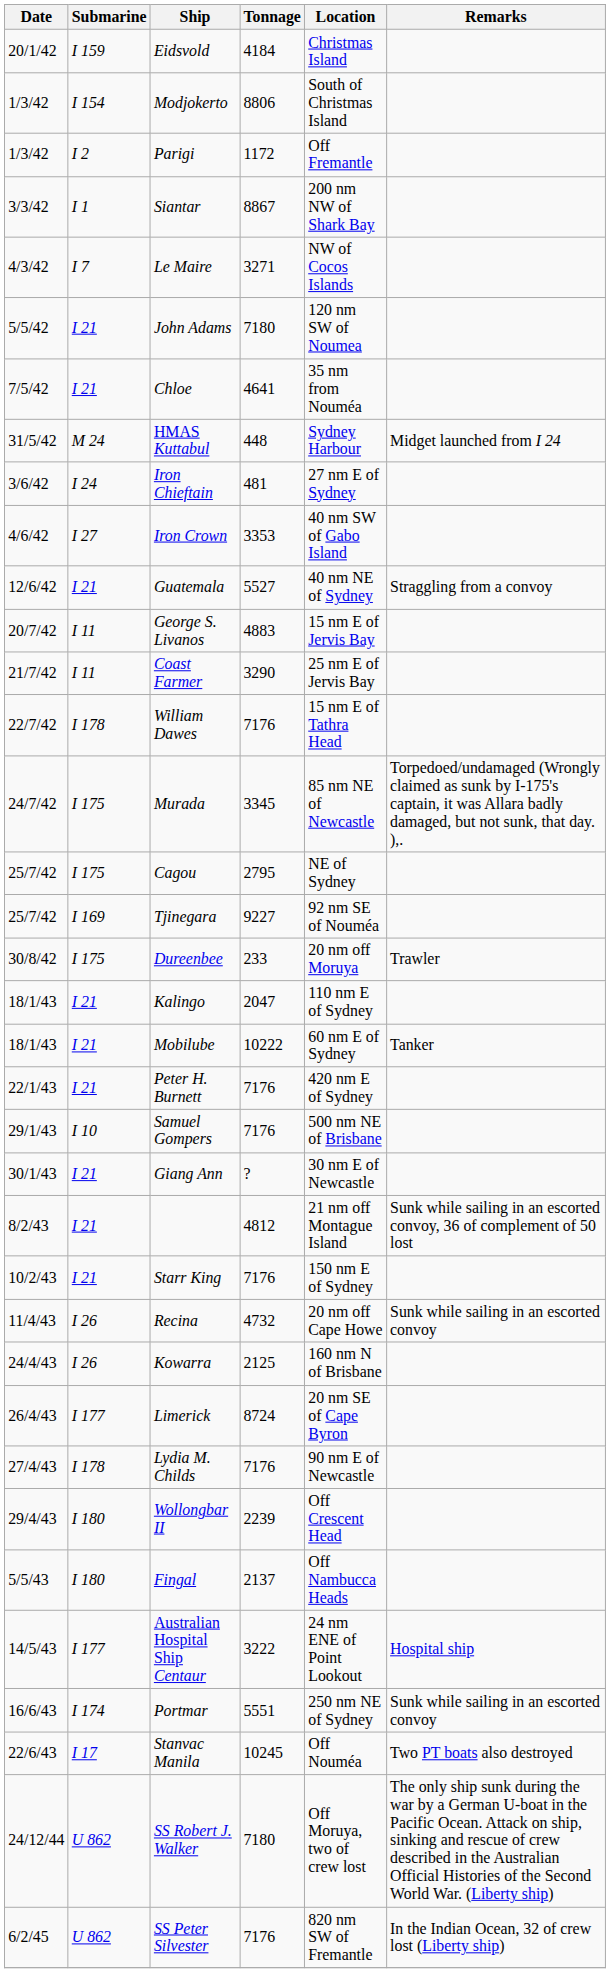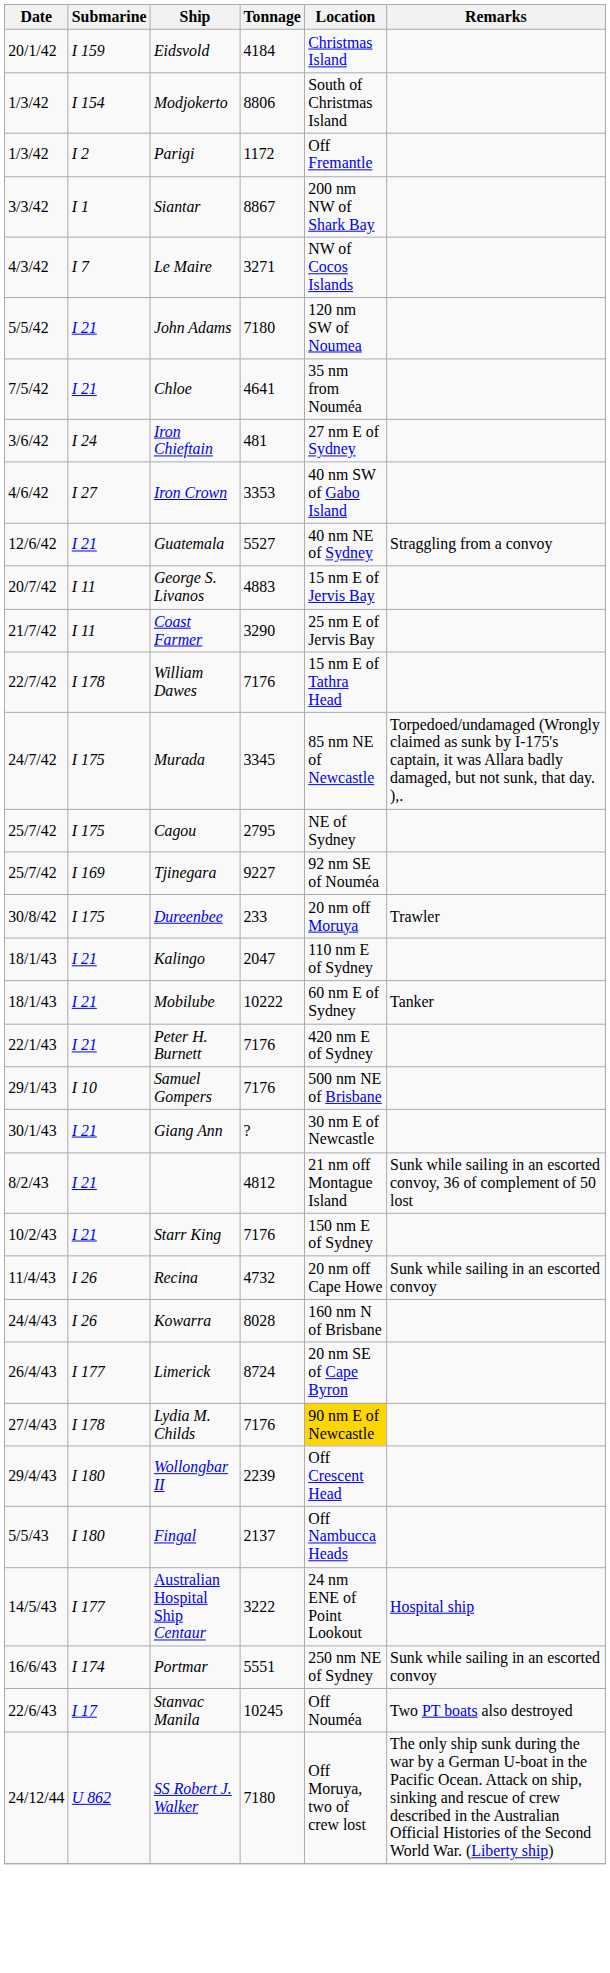- row: (32, 440)
(259, 1363) 2125 -> (259, 1320) 8028
(344, 1467) no background -> (344, 1424) gold background
- row: (28, 1937)
